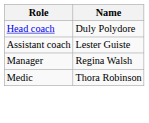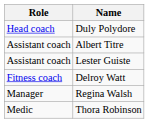+ row: (99, 45)
+ row: (100, 77)
